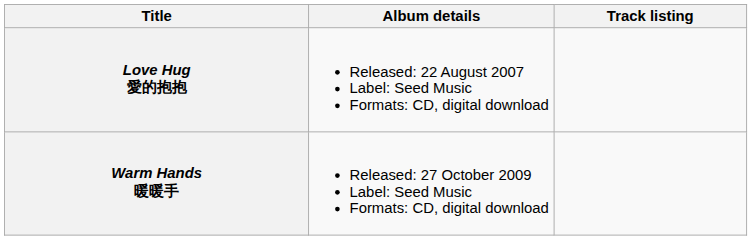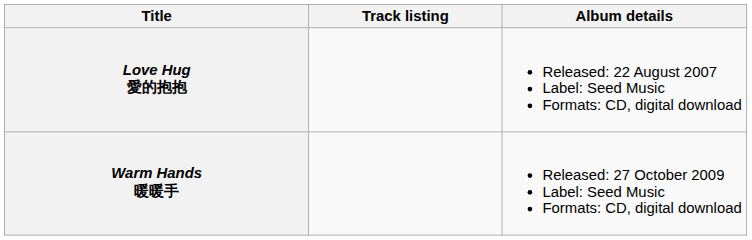columns swapped: (431, 16) <-> (650, 16)
